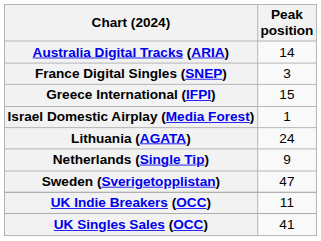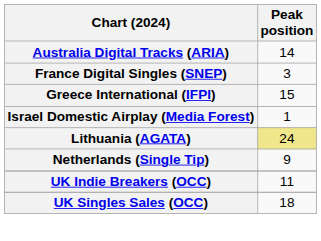(287, 138) no background -> (287, 138) khaki background
- row: (131, 181)
(287, 224) 41 -> (287, 203) 18
